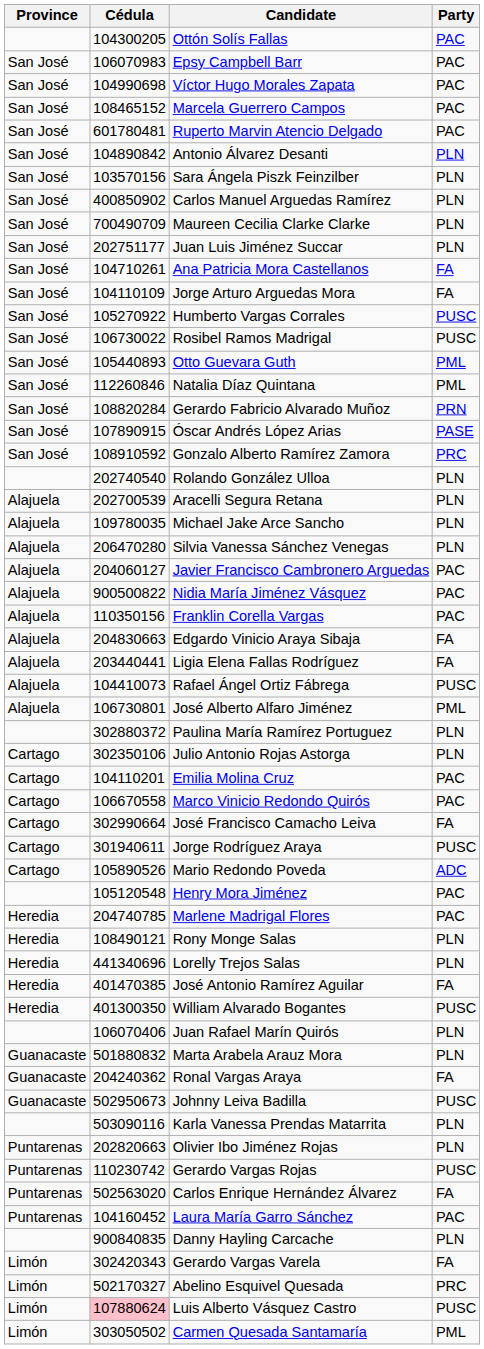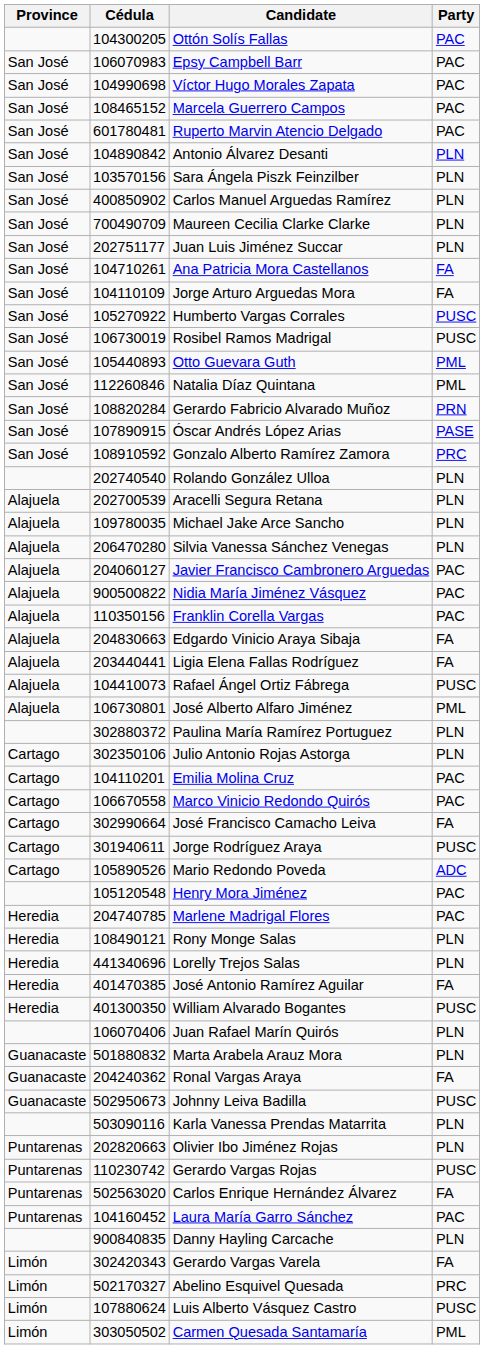(129, 339) 106730022 -> (129, 339) 106730019
(129, 1309) pink background -> (129, 1309) no background
